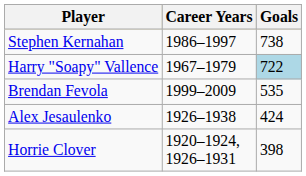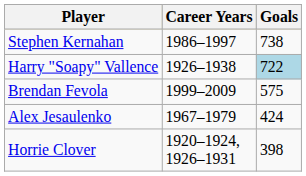(201, 66) 1967–1979 -> (201, 66) 1926–1938
(272, 91) 535 -> (272, 91) 575
(201, 116) 1926–1938 -> (201, 116) 1967–1979
